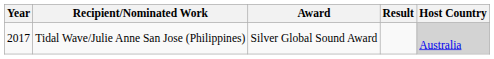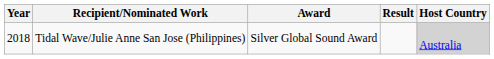(19, 38) 2017 -> (19, 38) 2018
